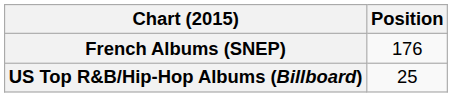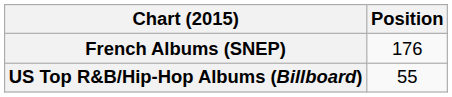(407, 77) 25 -> (407, 77) 55
